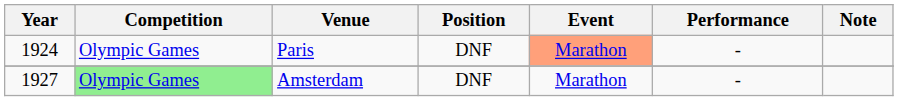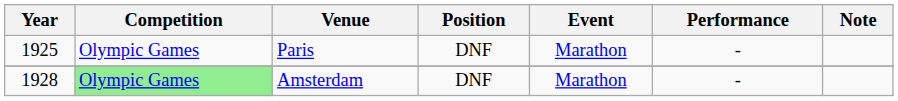(40, 50) 1924 -> (40, 50) 1925
(591, 50) lightsalmon background -> (591, 50) no background
(40, 80) 1927 -> (40, 80) 1928
